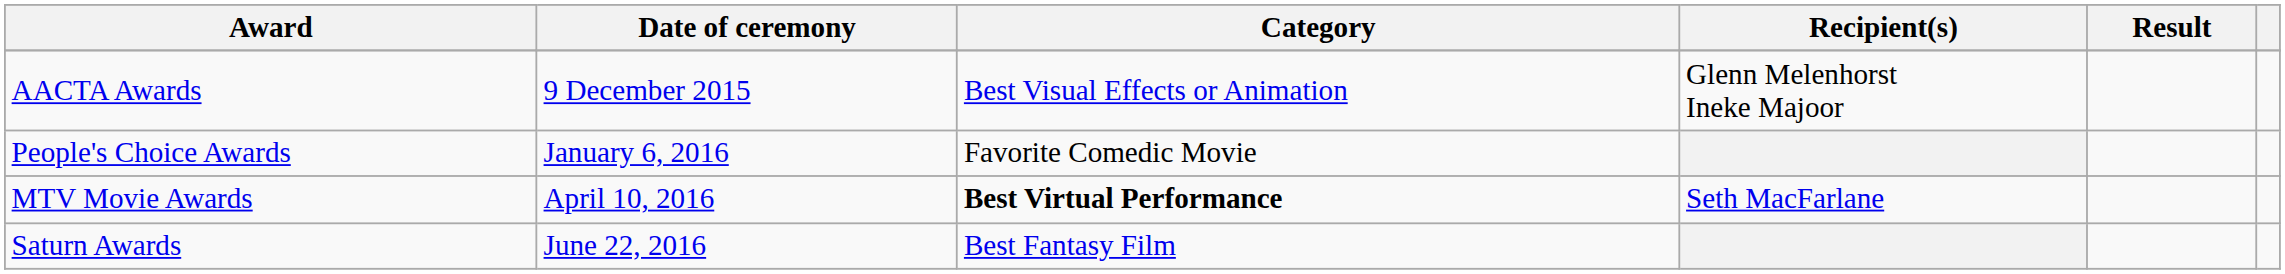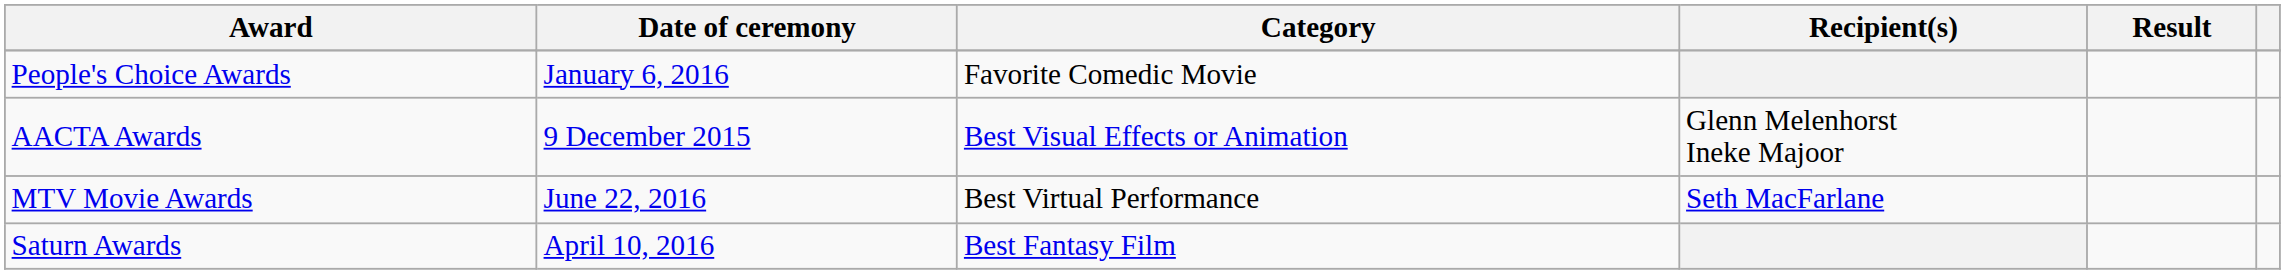rows swapped: (107, 90) <-> (151, 152)
(629, 198) April 10, 2016 -> (625, 198) June 22, 2016
(1123, 198) bold -> (1112, 198) normal
(625, 245) June 22, 2016 -> (629, 245) April 10, 2016
